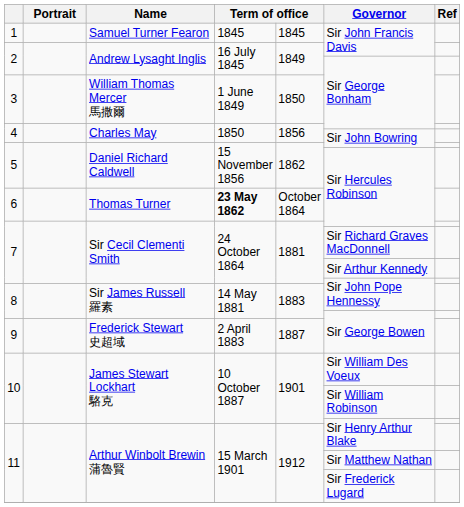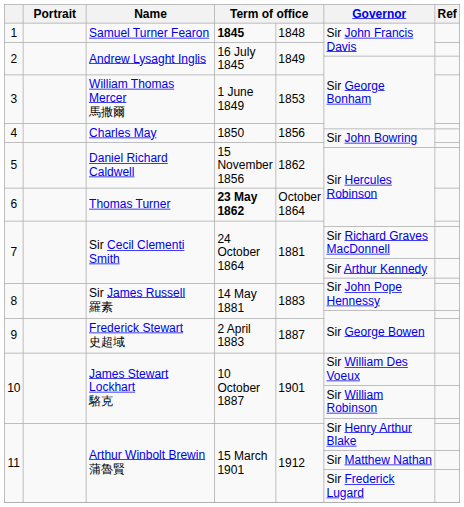(231, 33) normal -> (231, 33) bold
(292, 33) 1845 -> (292, 33) 1848
(292, 99) 1850 -> (292, 99) 1853
